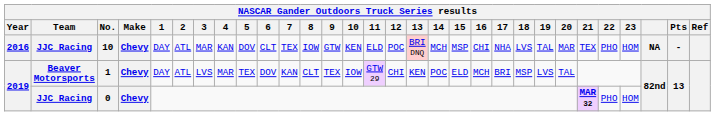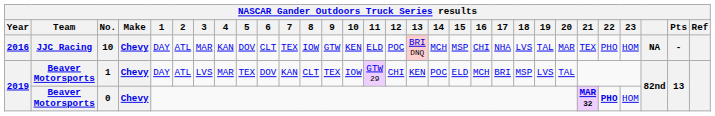(64, 98) JJC Racing -> (64, 98) Beaver Motorsports
(609, 98) normal -> (609, 98) bold
